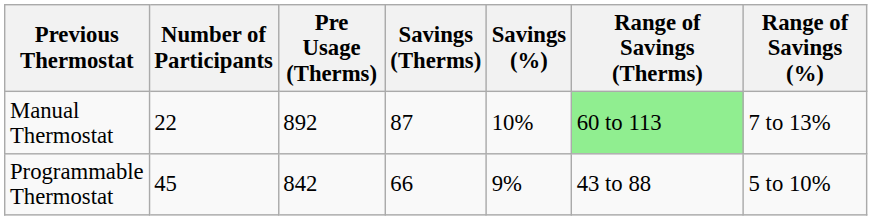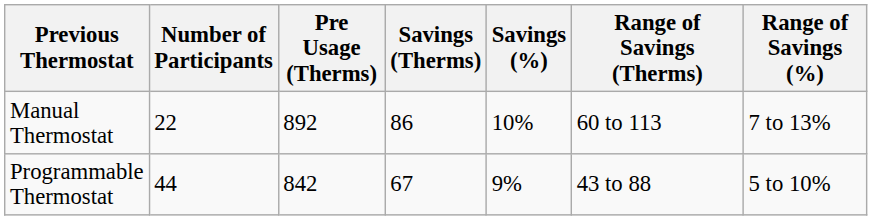(402, 122) 87 -> (402, 122) 86
(619, 122) lightgreen background -> (619, 122) no background
(166, 184) 45 -> (166, 184) 44
(402, 184) 66 -> (402, 184) 67
